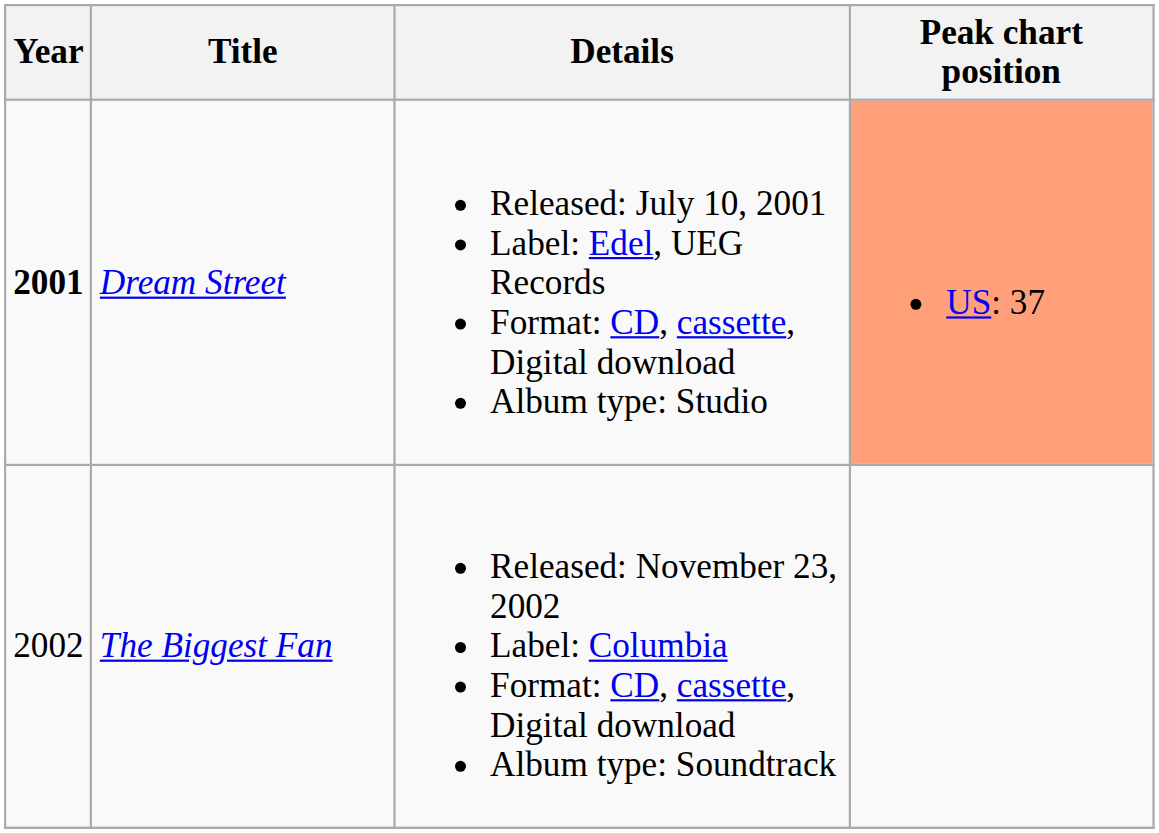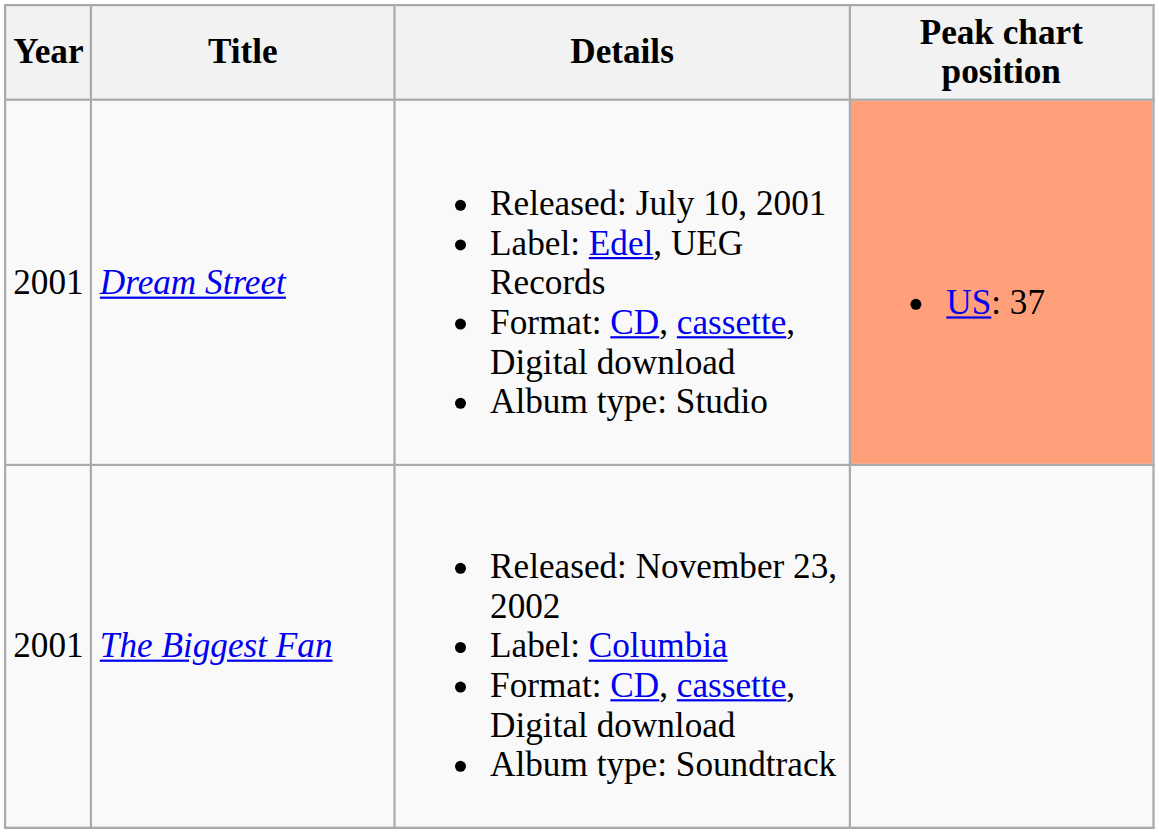(48, 281) bold -> (48, 281) normal
(48, 645) 2002 -> (48, 645) 2001
